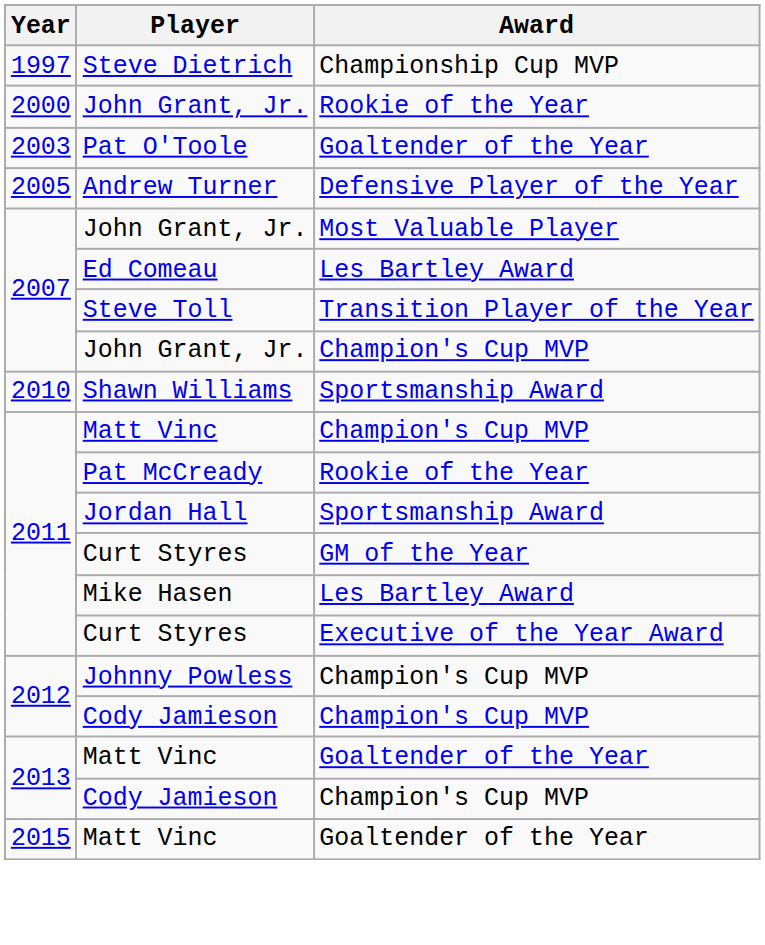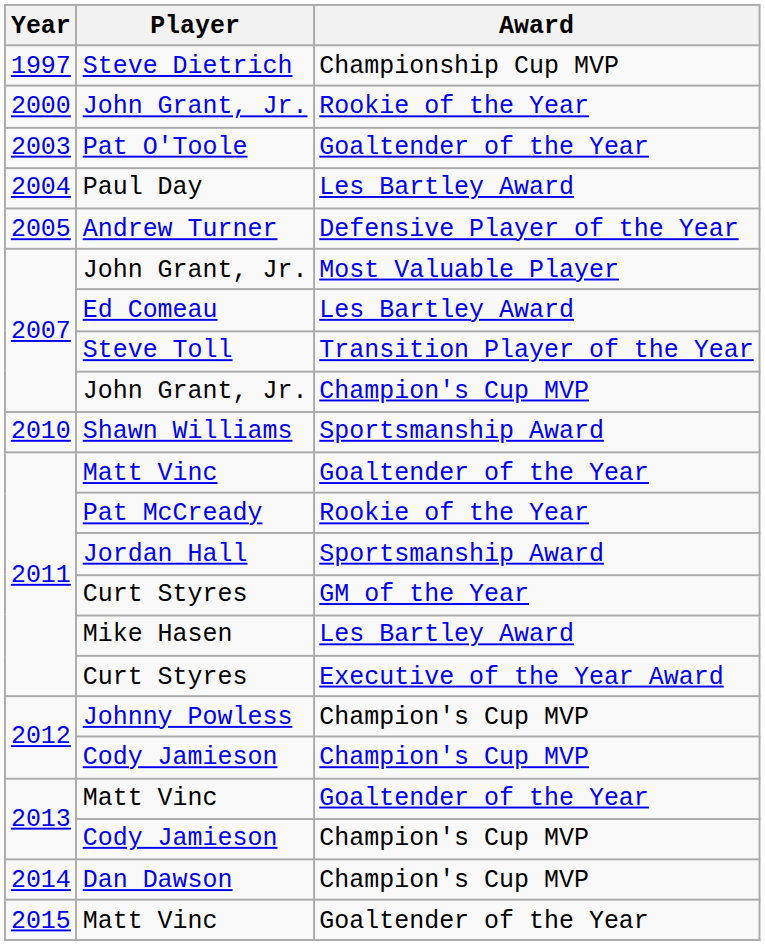+ row: (41, 188)
(454, 432) Champion's Cup MVP -> (484, 473) Goaltender of the Year
+ row: (41, 880)
